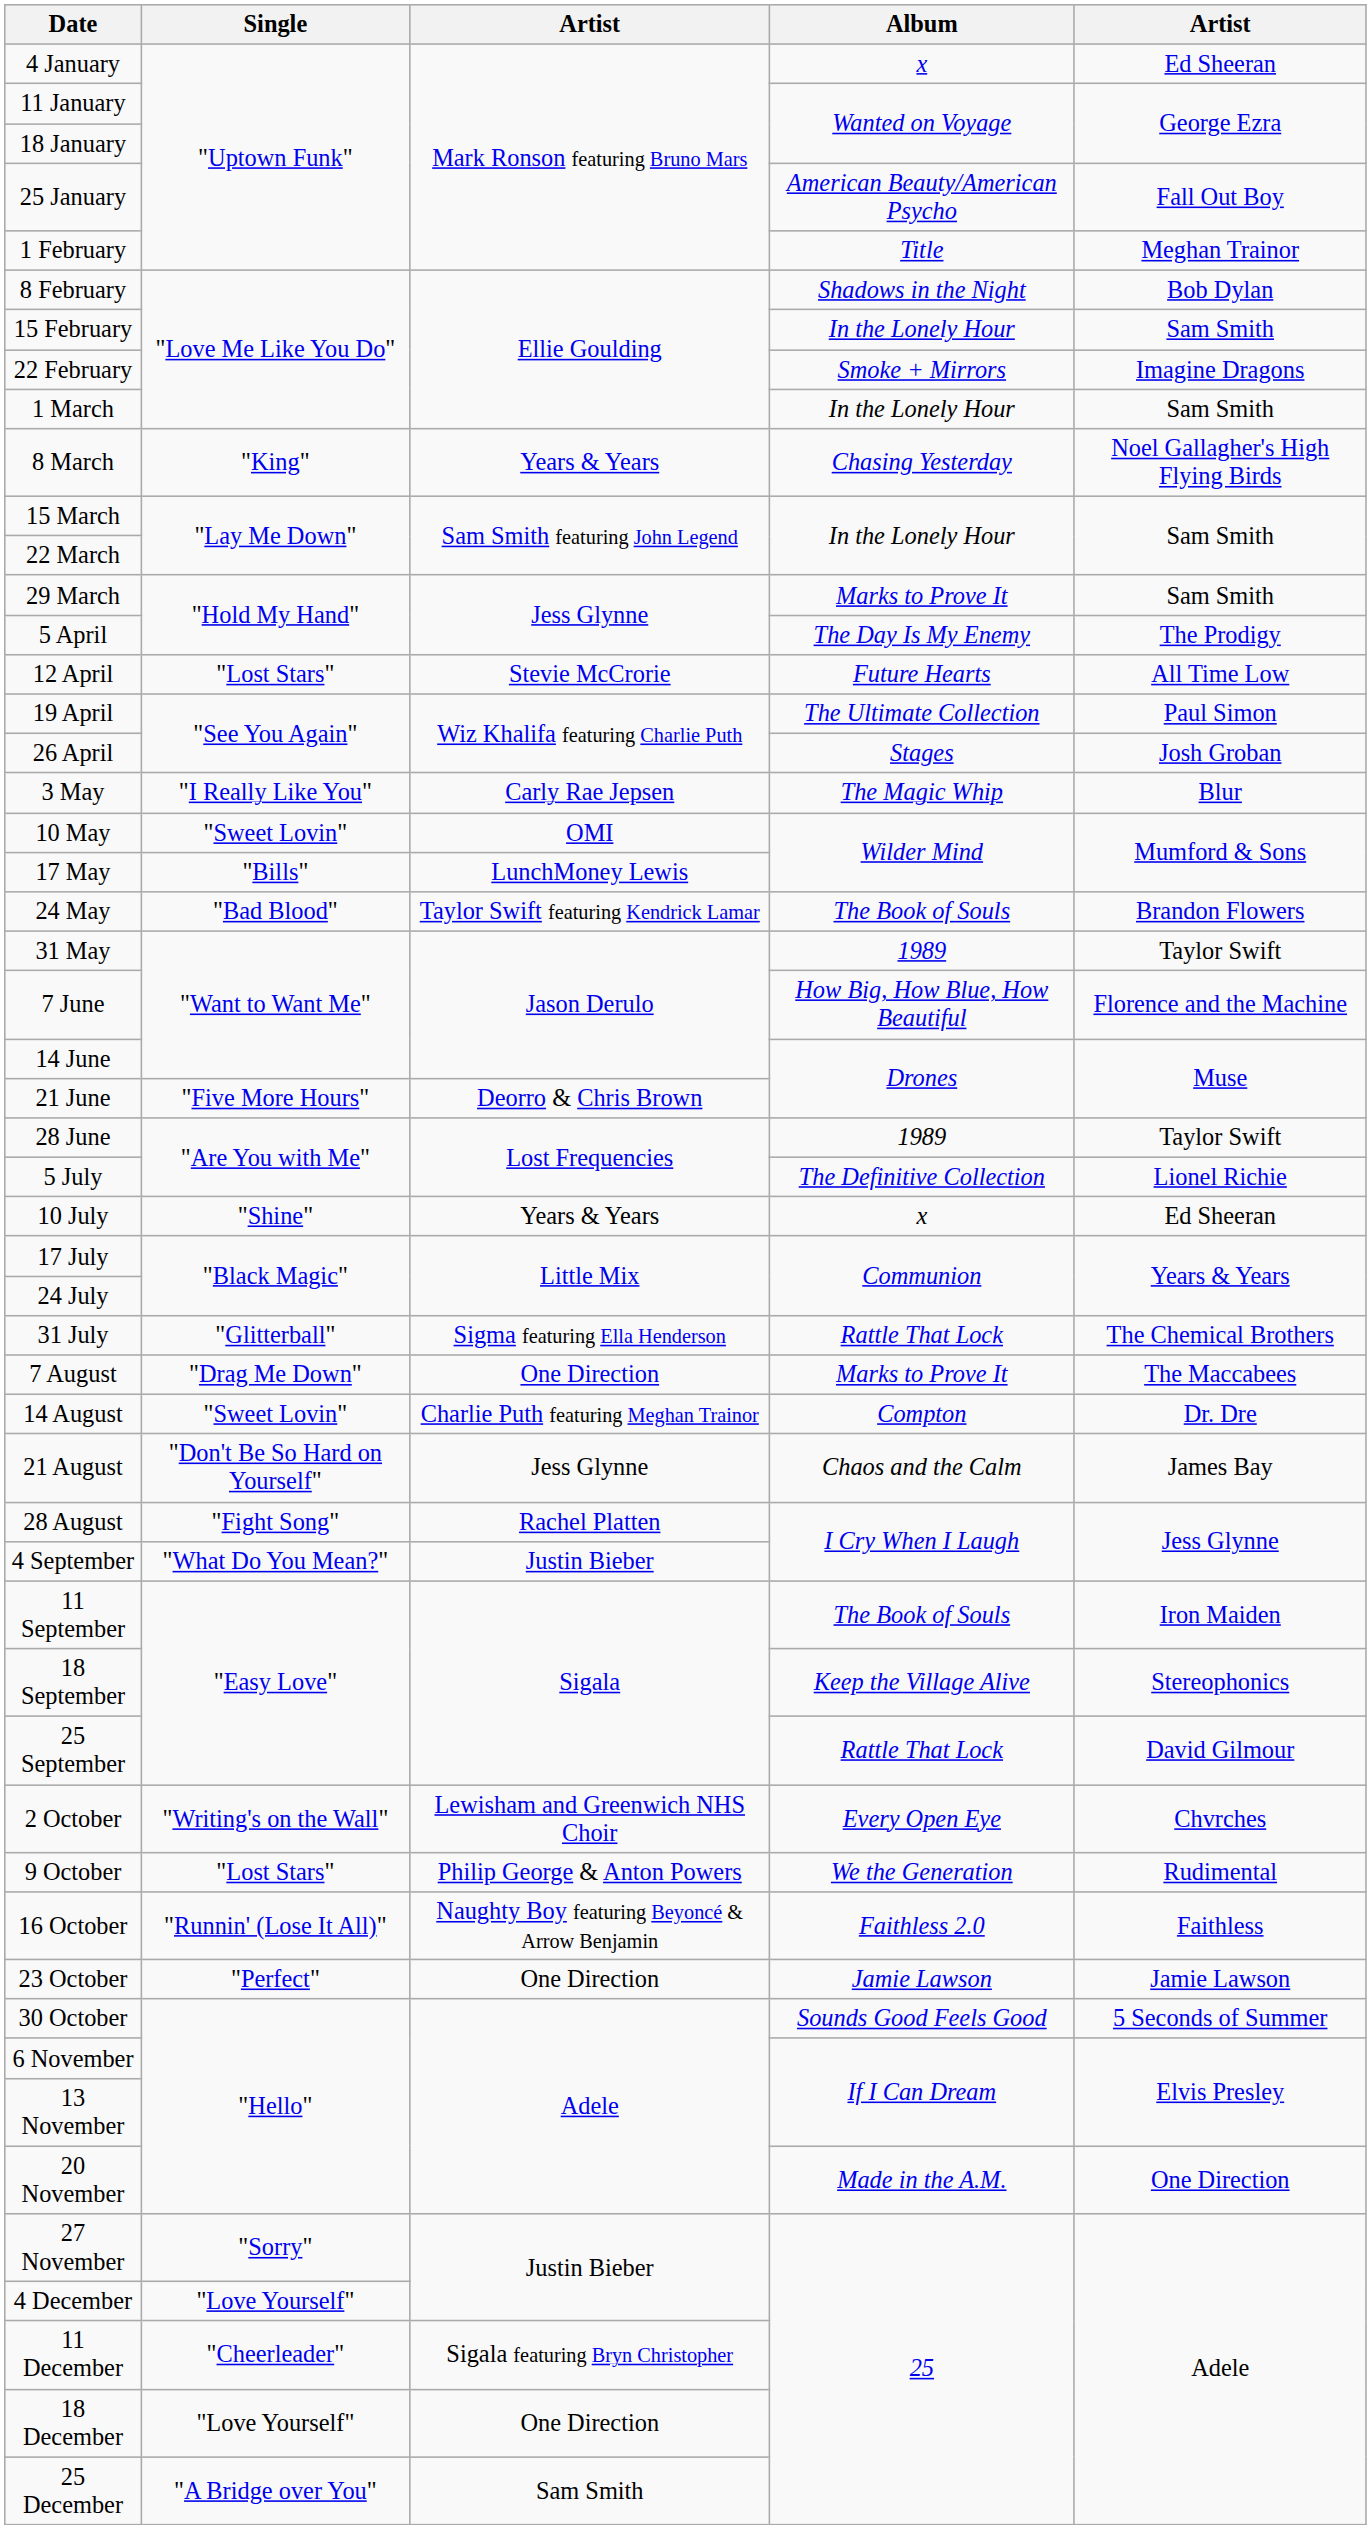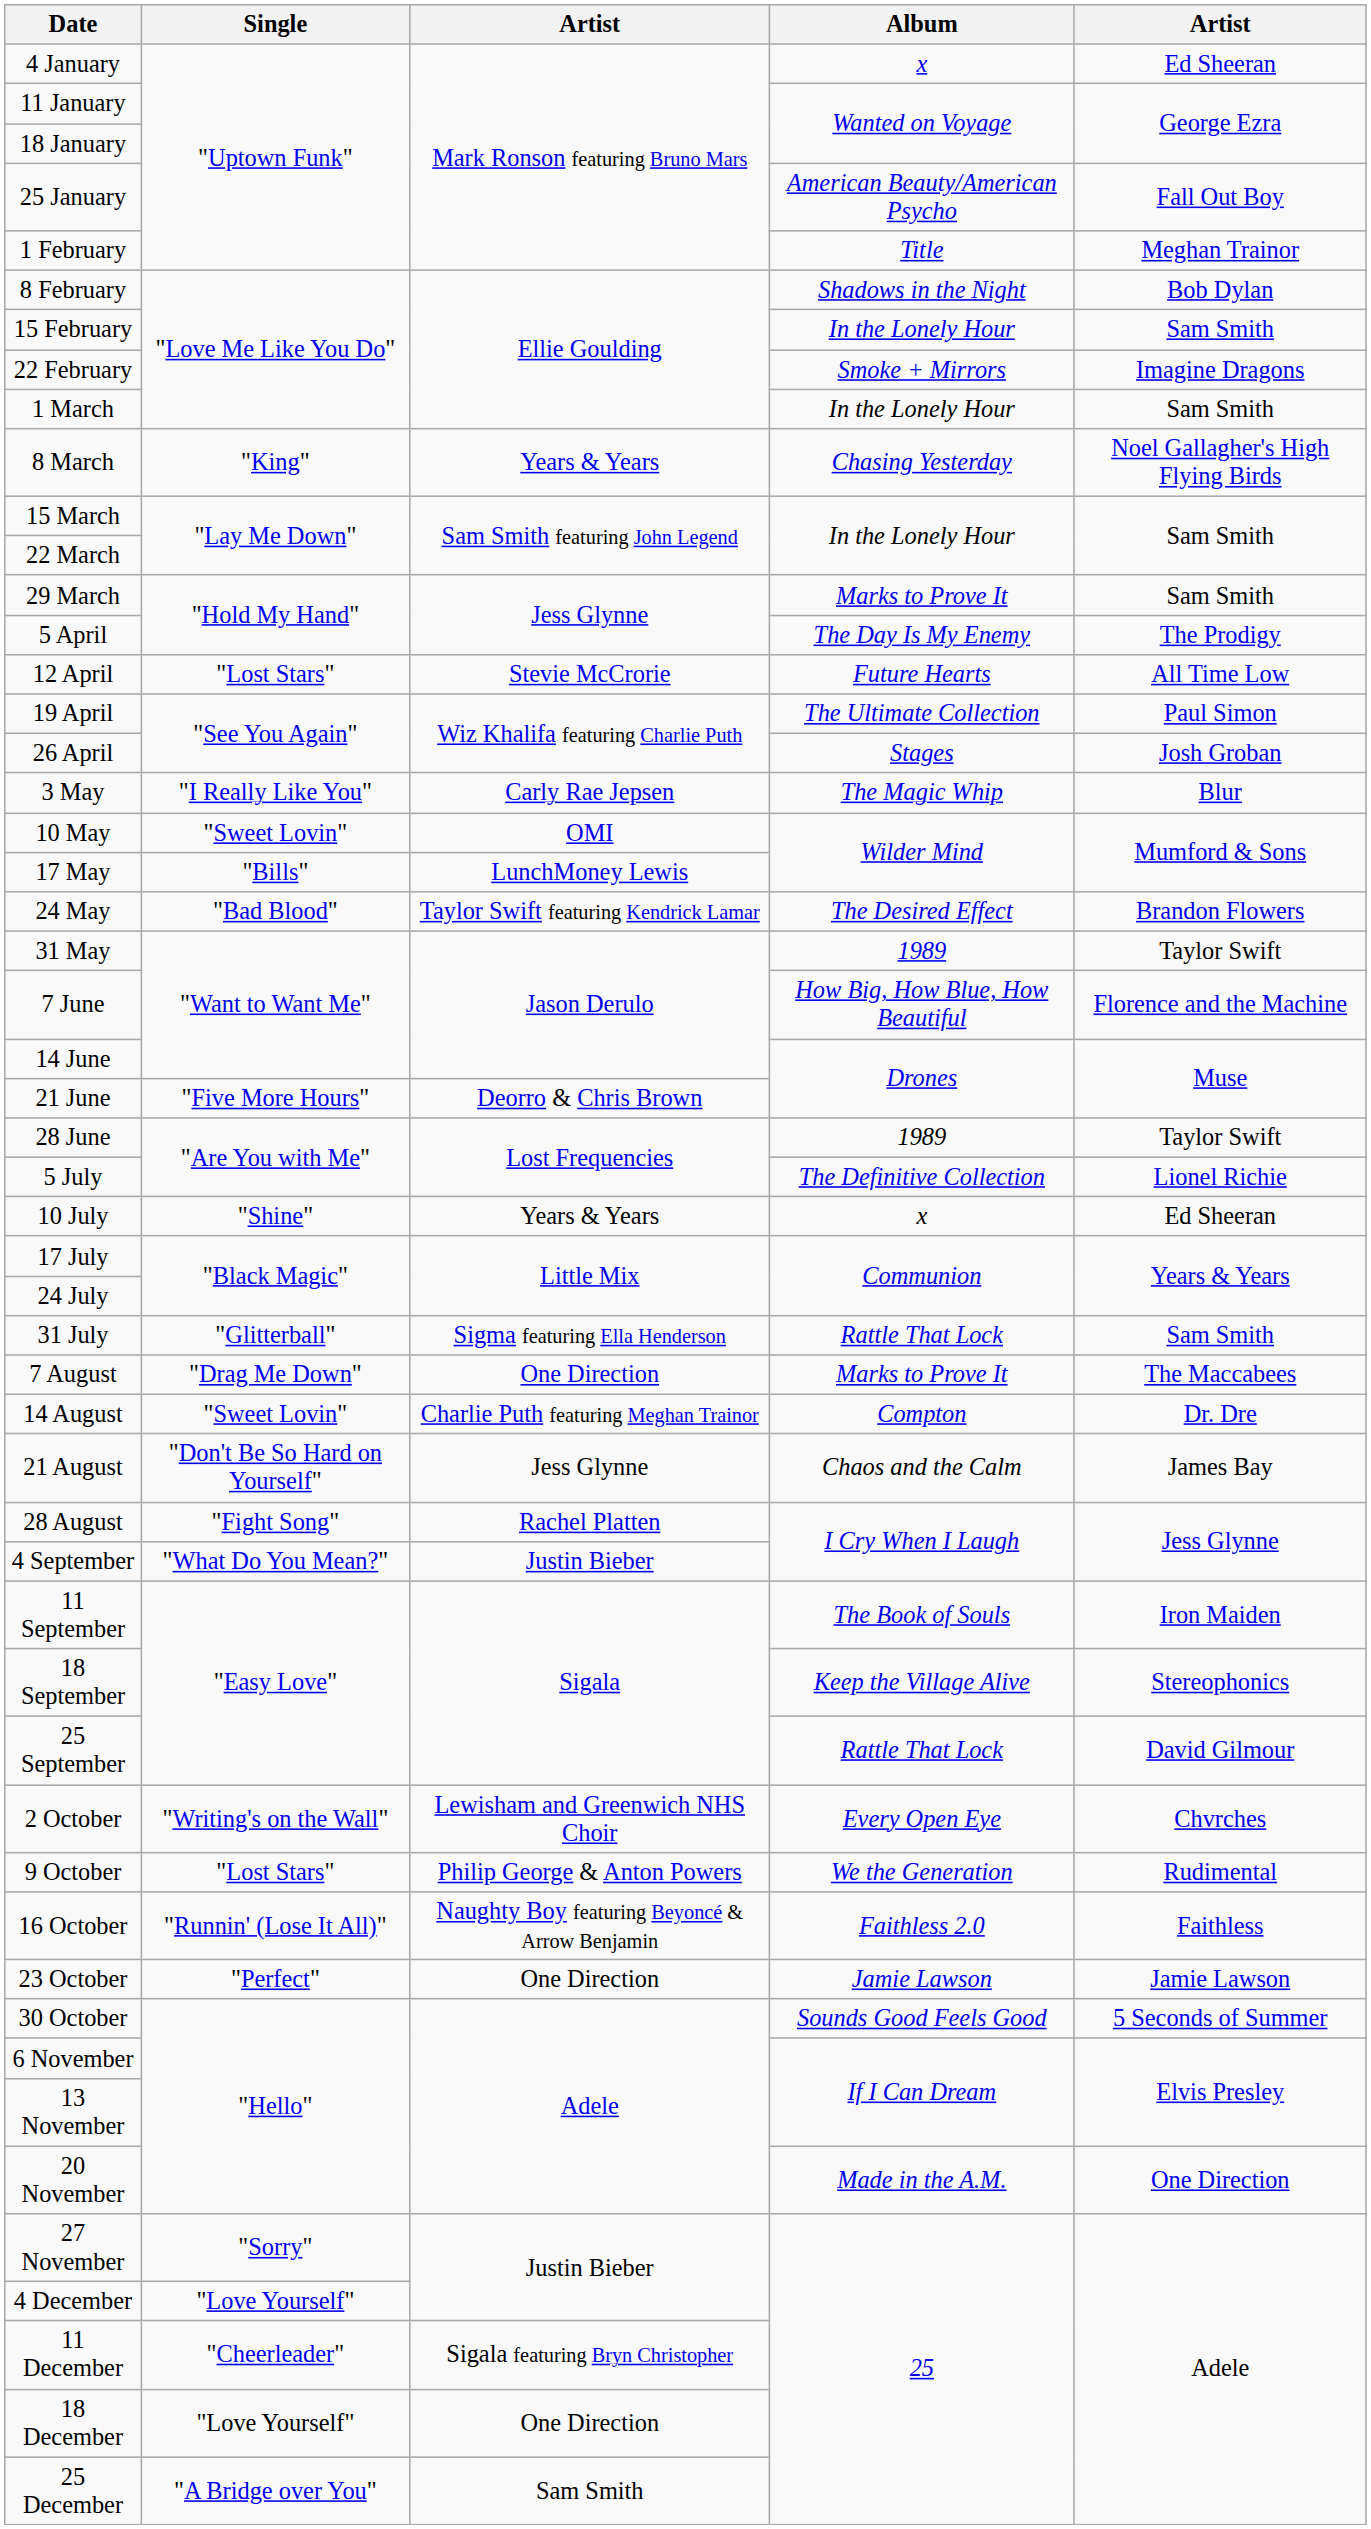(922, 910) The Book of Souls -> (922, 910) The Desired Effect
(1220, 1334) The Chemical Brothers -> (1220, 1334) Sam Smith
